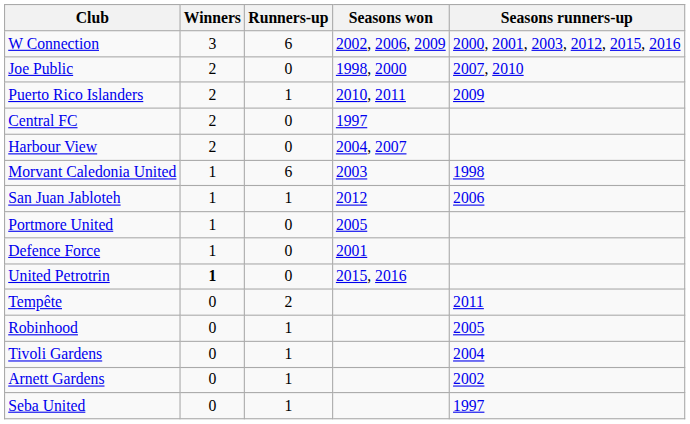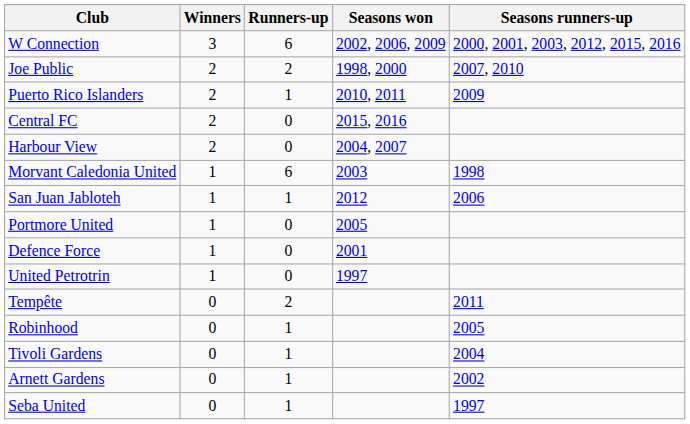(288, 69) 0 -> (288, 69) 2
(352, 121) 1997 -> (371, 121) 2015, 2016
(212, 276) bold -> (212, 276) normal
(371, 276) 2015, 2016 -> (352, 276) 1997
